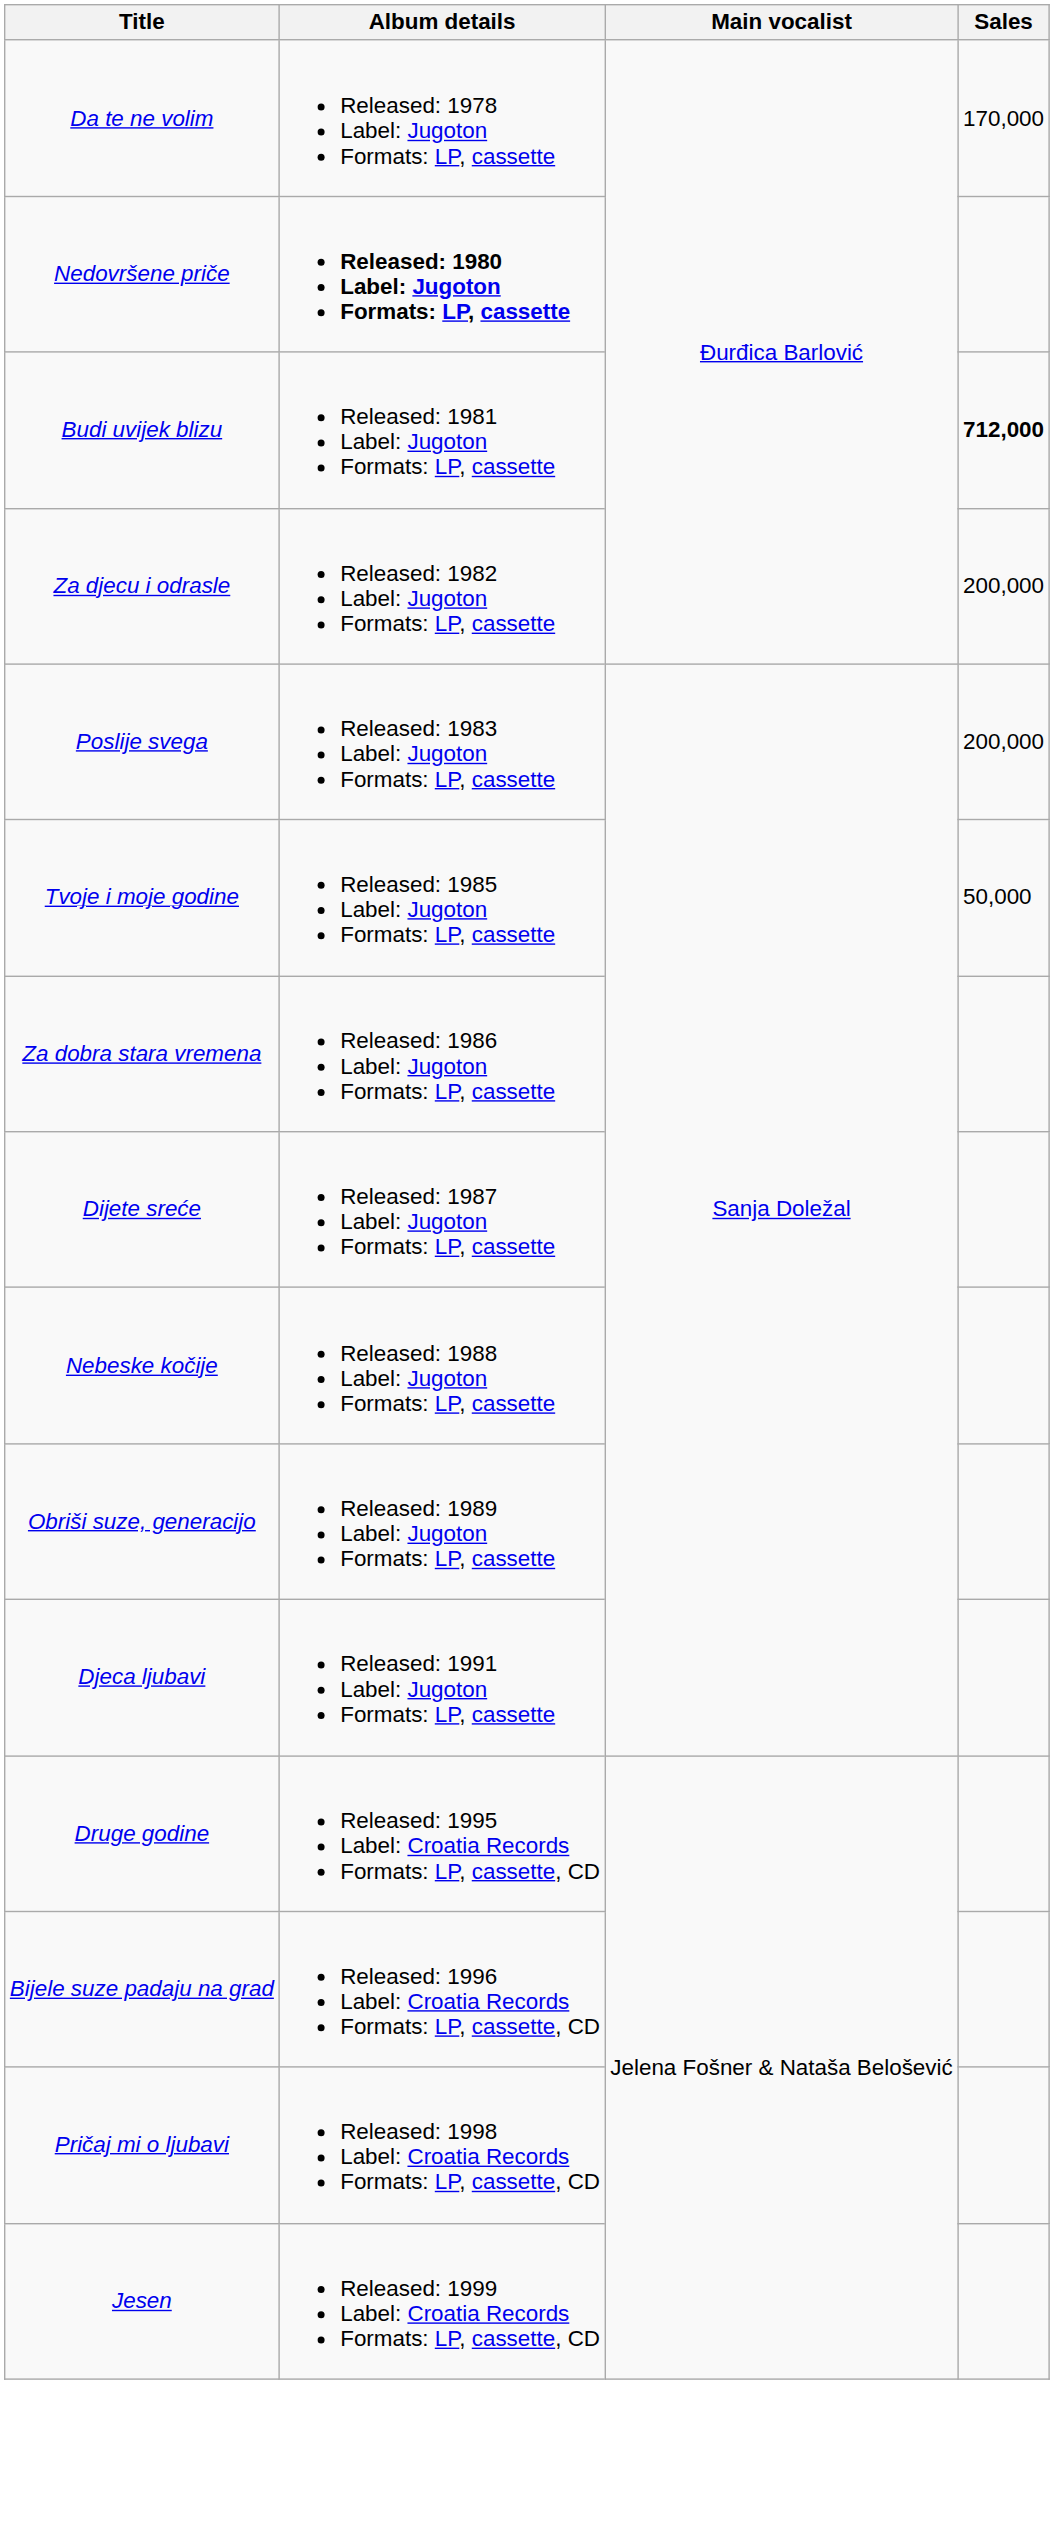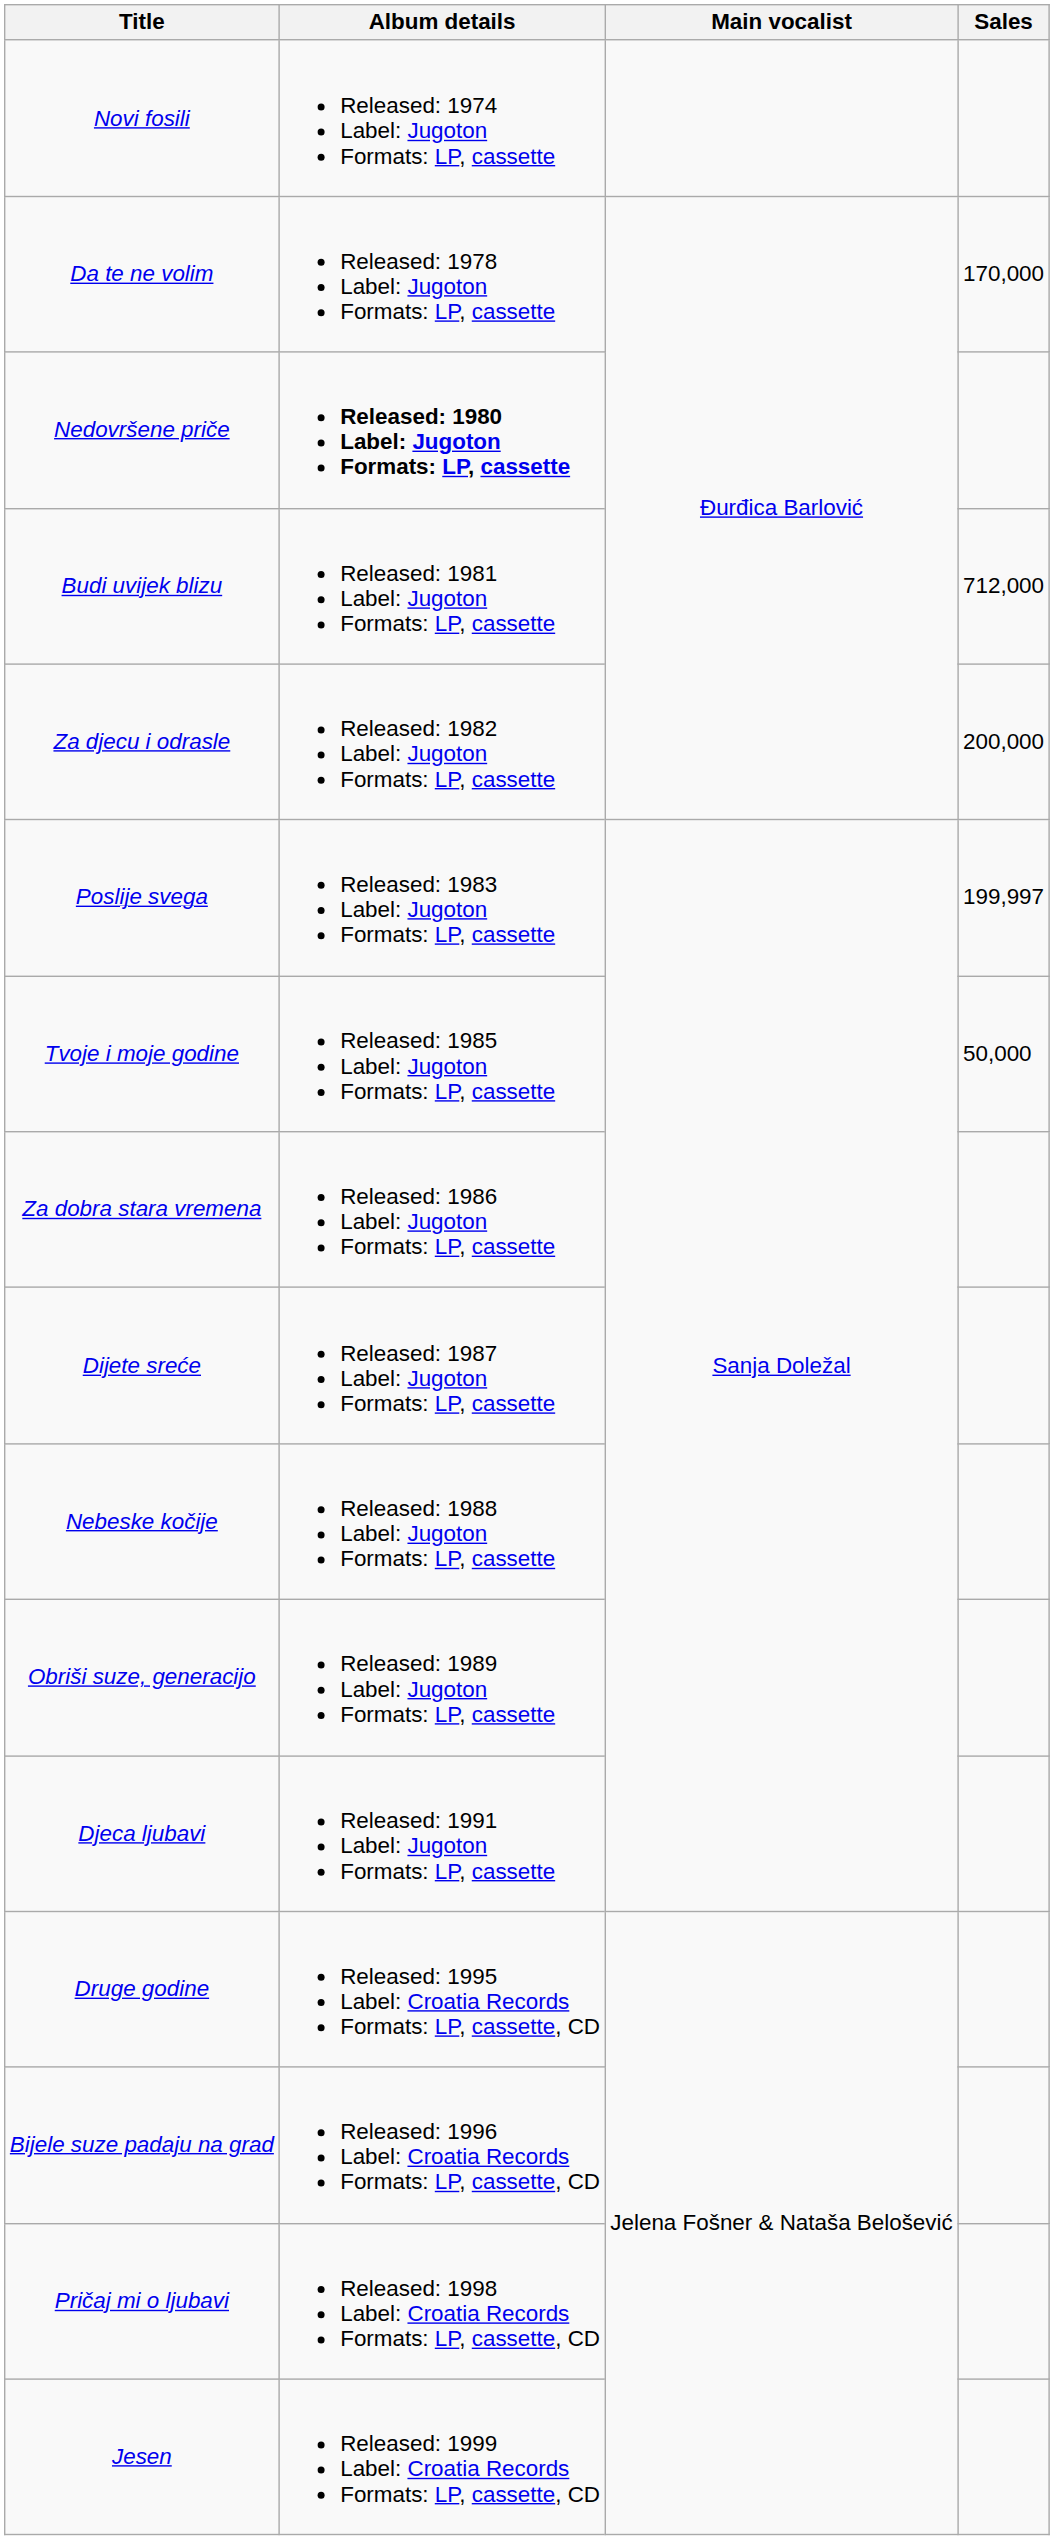+ row: (142, 117)
(1004, 429) bold -> (1004, 585) normal
(1004, 741) 200,000 -> (1004, 897) 199,997
